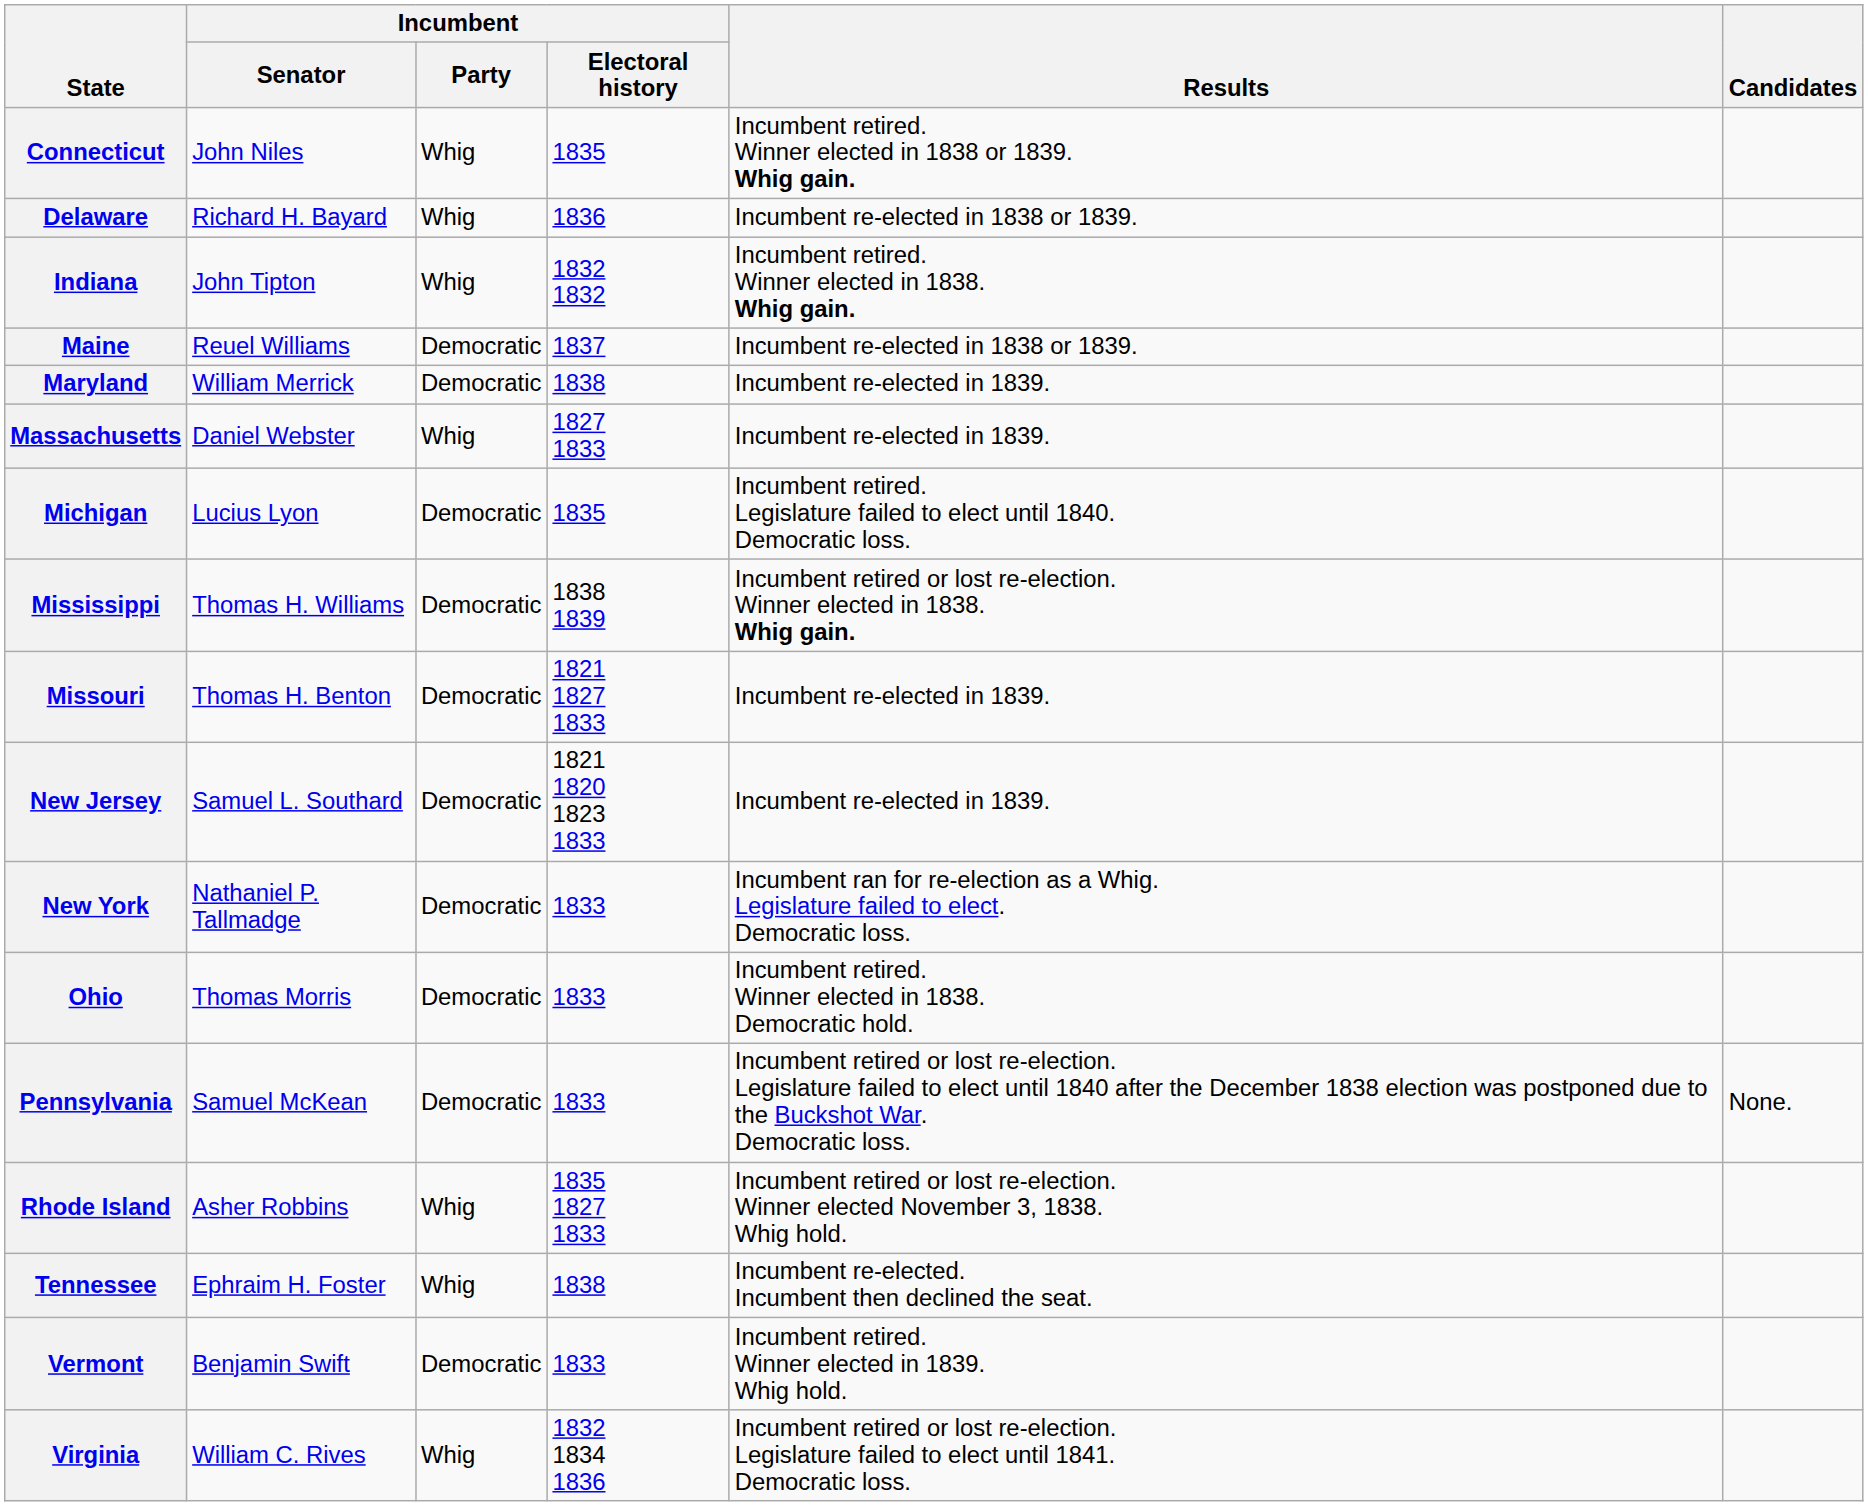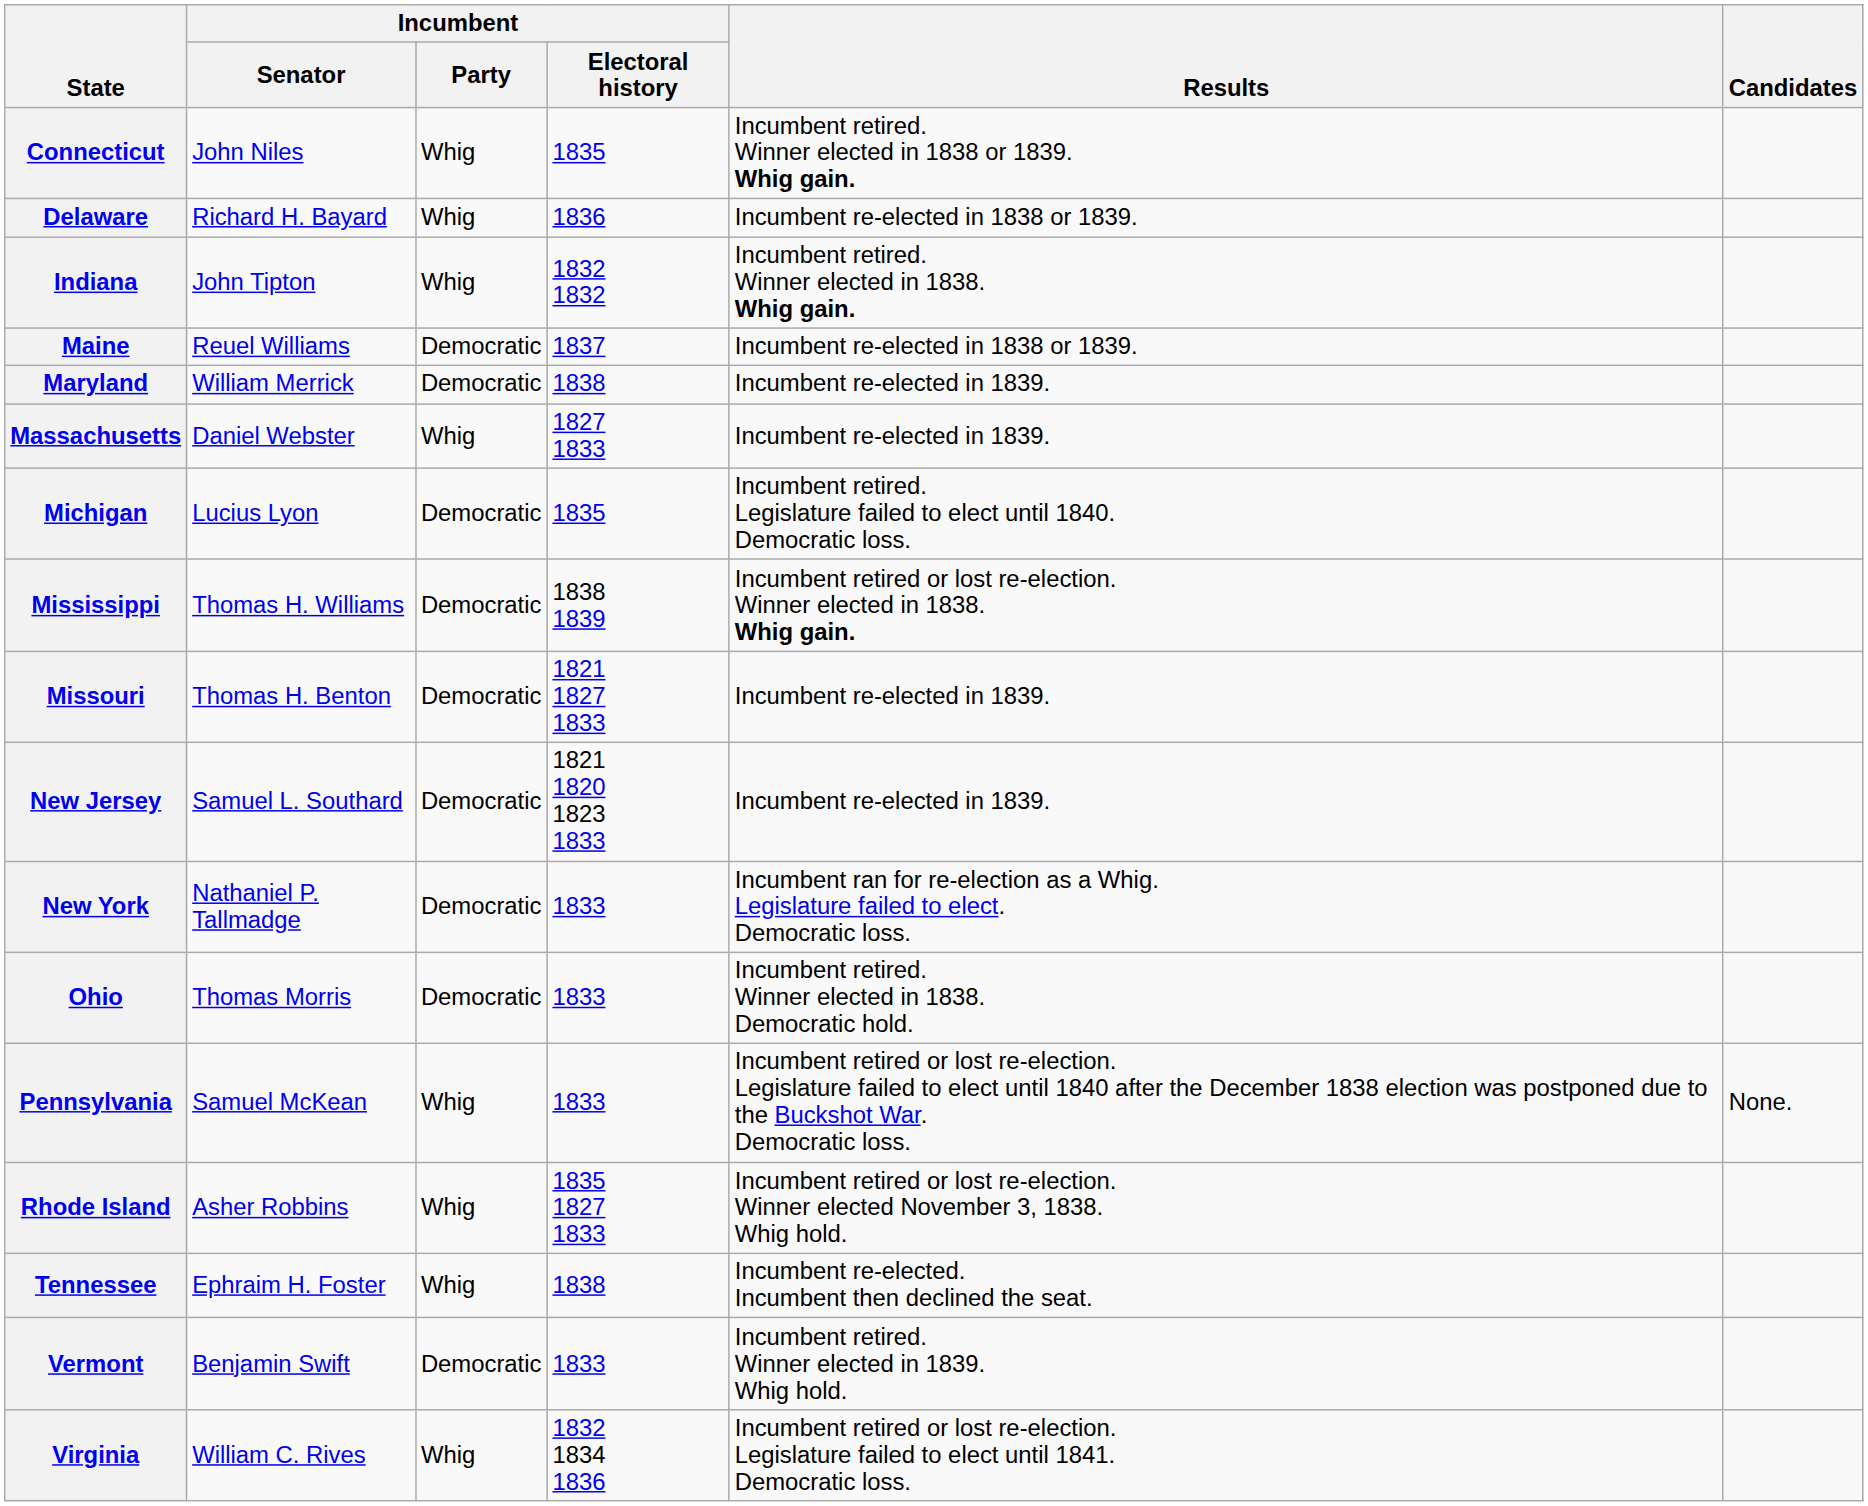(481, 1102) Democratic -> (448, 1102) Whig
